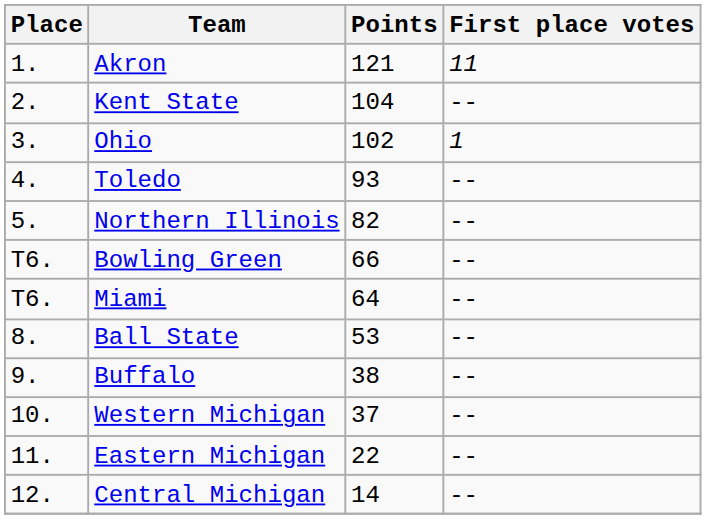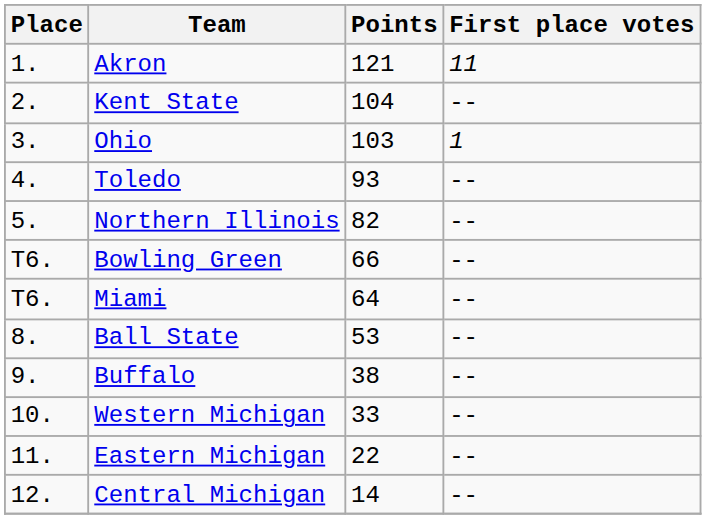(373, 142) 102 -> (373, 142) 103
(366, 416) 37 -> (366, 416) 33
